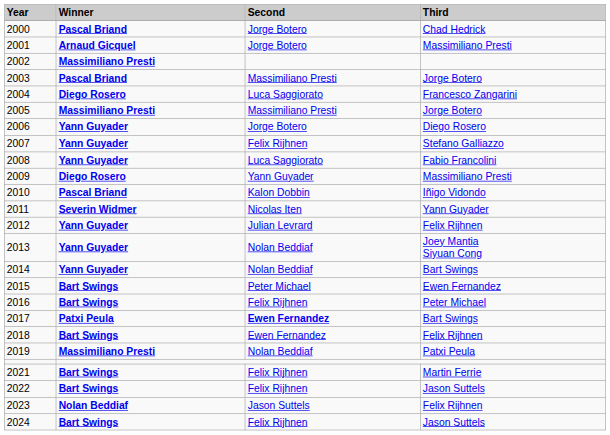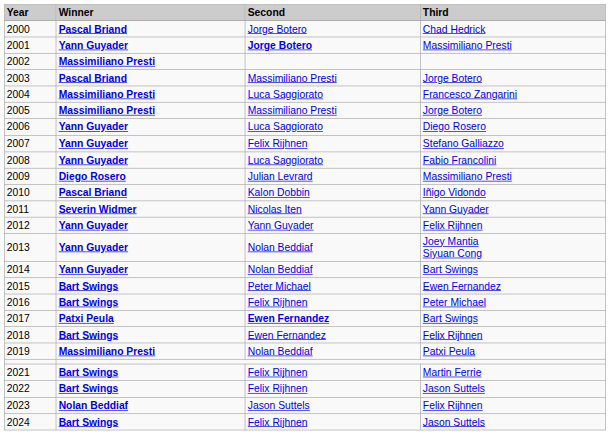(97, 45) Arnaud Gicquel -> (93, 45) Yann Guyader
(277, 45) normal -> (280, 45) bold
(92, 95) Diego Rosero -> (107, 95) Massimiliano Presti
(277, 127) Jorge Botero -> (285, 127) Luca Saggiorato
(281, 176) Yann Guyader -> (280, 176) Julian Levrard
(280, 225) Julian Levrard -> (281, 225) Yann Guyader
